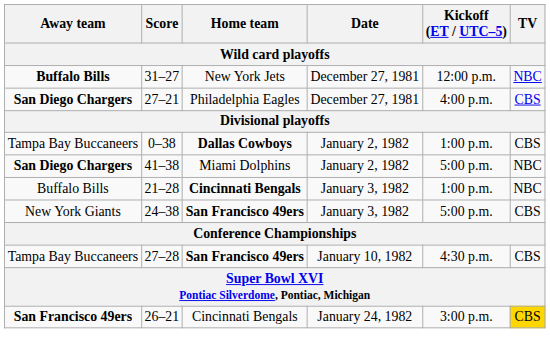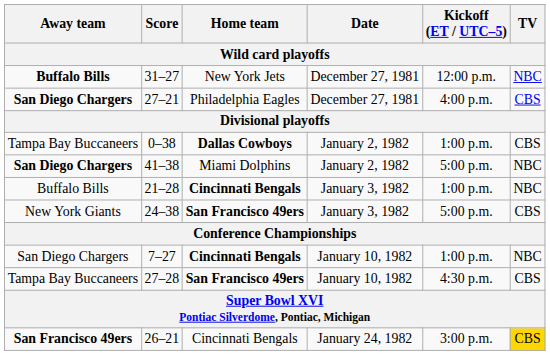+ row: (162, 255)
